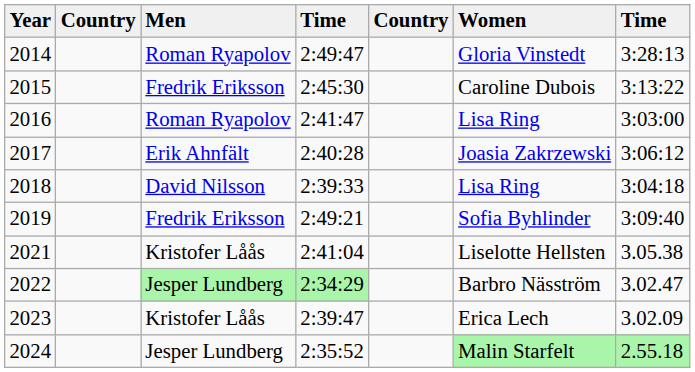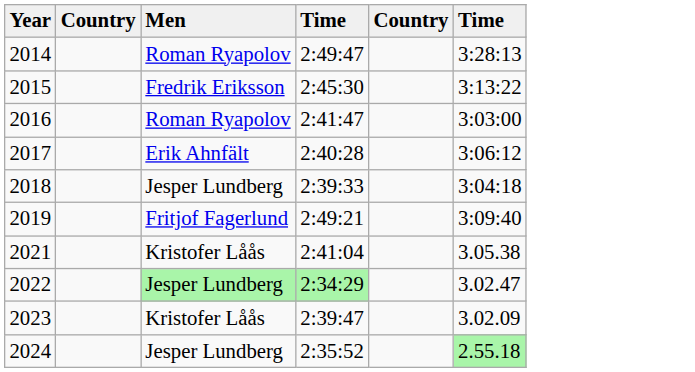- column: (492, 20)
(205, 185) David Nilsson -> (214, 185) Jesper Lundberg
(215, 218) Fredrik Eriksson -> (217, 218) Fritjof Fagerlund
